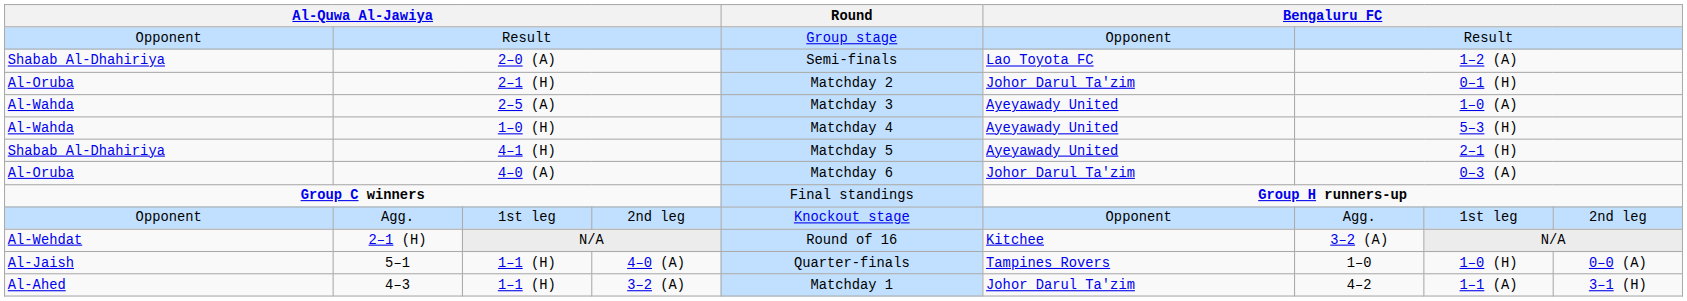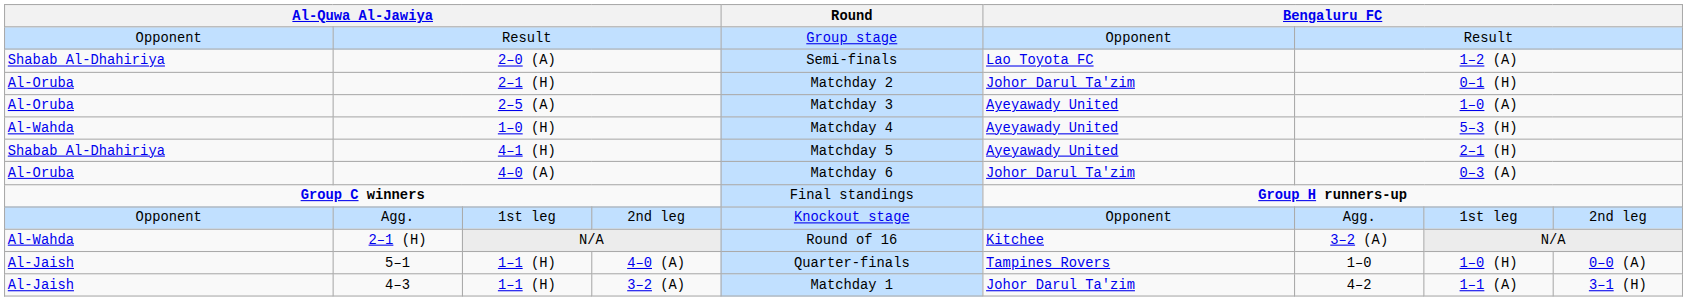(41, 106) Al-Wahda -> (41, 106) Al-Oruba
(45, 240) Al-Wehdat -> (41, 240) Al-Wahda
(37, 285) Al-Ahed -> (41, 285) Al-Jaish
